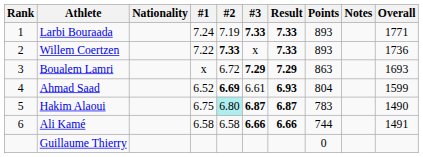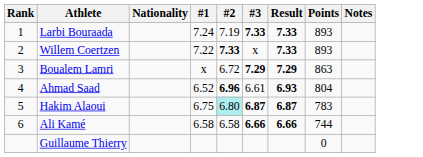- column: (397, 13)
(229, 87) 6.69 -> (229, 87) 6.96
